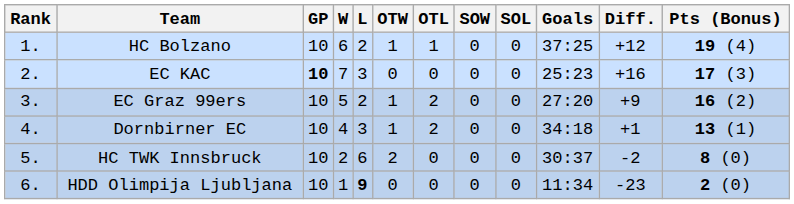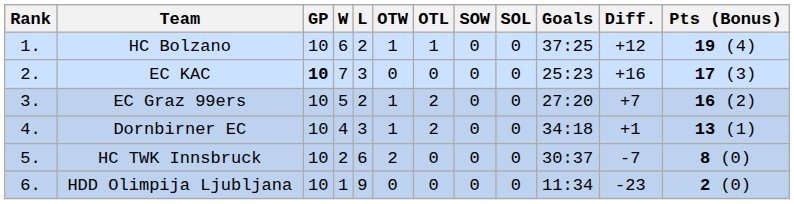(630, 102) +9 -> (630, 102) +7
(630, 157) -2 -> (630, 157) -7
(362, 185) bold -> (362, 185) normal
